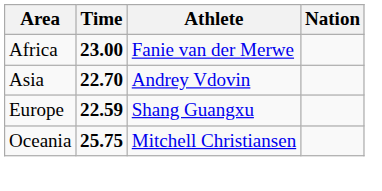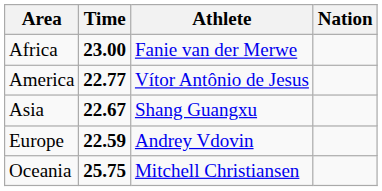+ row: (42, 79)
(102, 79) 22.70 -> (105, 110) 22.67
(191, 79) Andrey Vdovin -> (196, 110) Shang Guangxu
(193, 110) Shang Guangxu -> (194, 140) Andrey Vdovin
